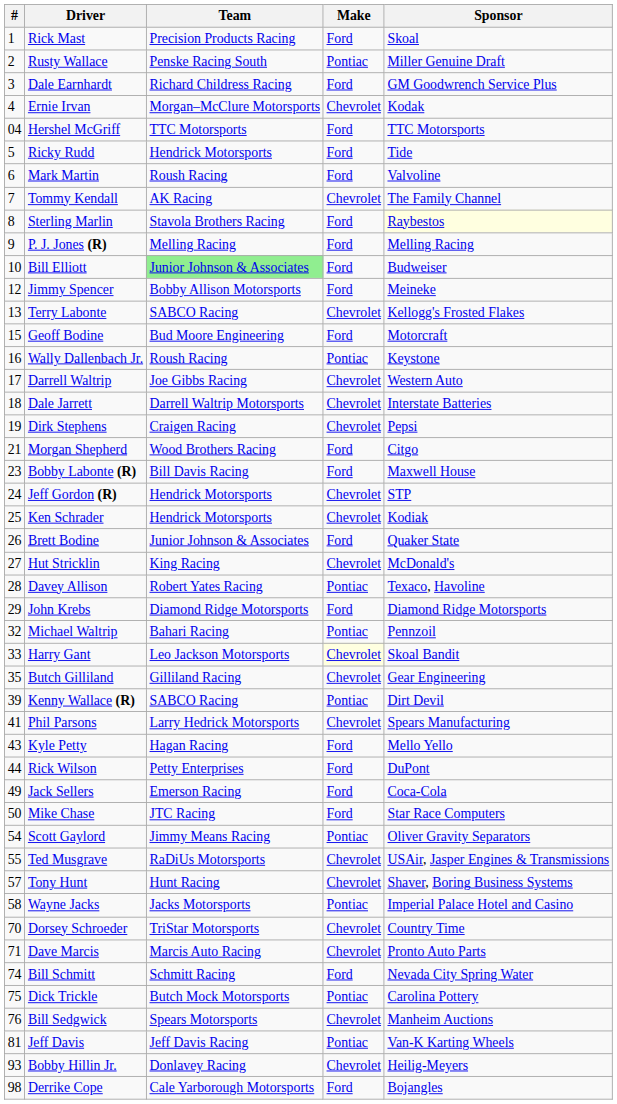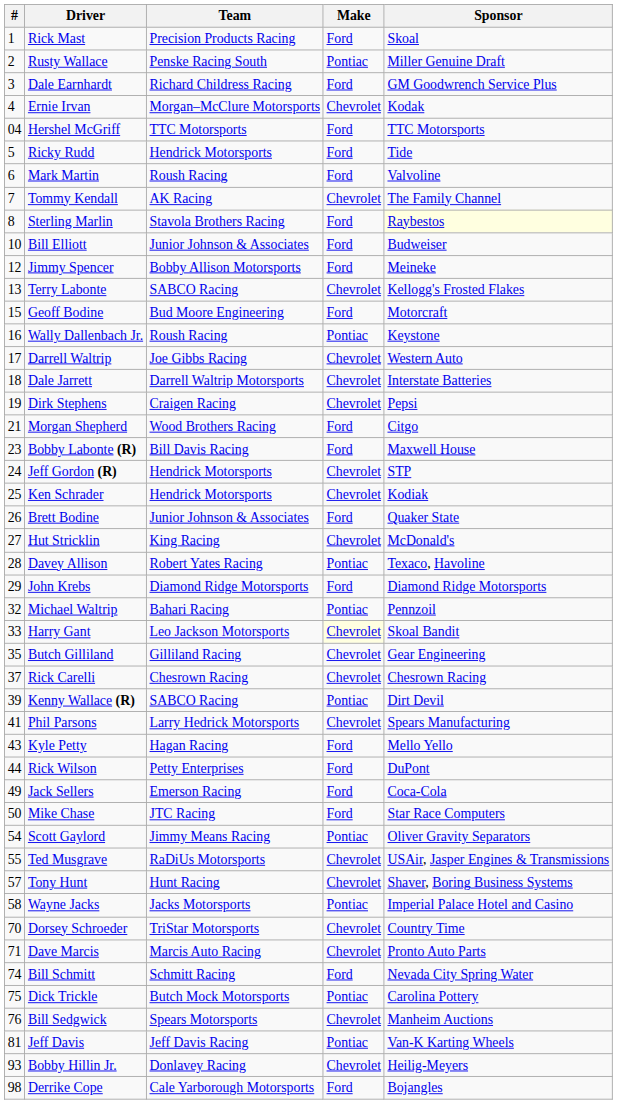- row: (67, 244)
(229, 266) lightgreen background -> (229, 244) no background
+ row: (62, 677)
